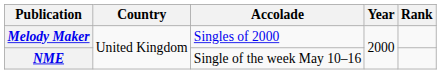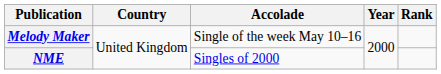(237, 36) Singles of 2000 -> (278, 36) Single of the week May 10–16
(278, 58) Single of the week May 10–16 -> (237, 58) Singles of 2000
